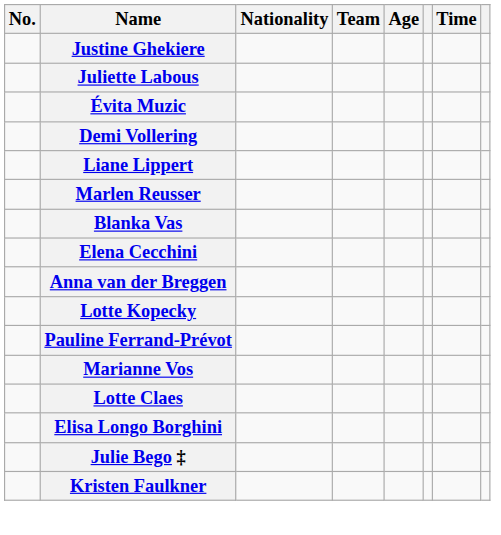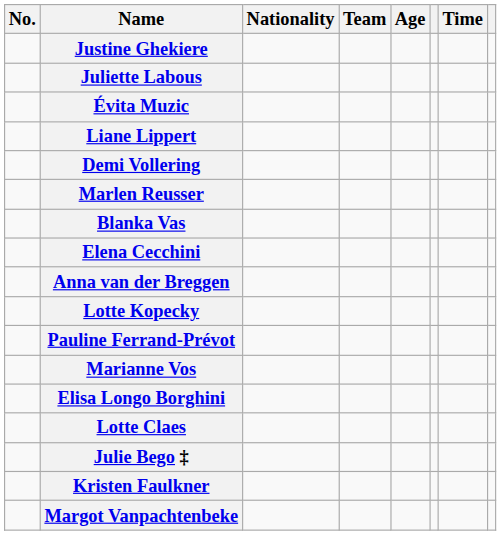rows swapped: (138, 135) <-> (138, 164)
rows swapped: (138, 427) <-> (138, 398)
+ row: (141, 515)
